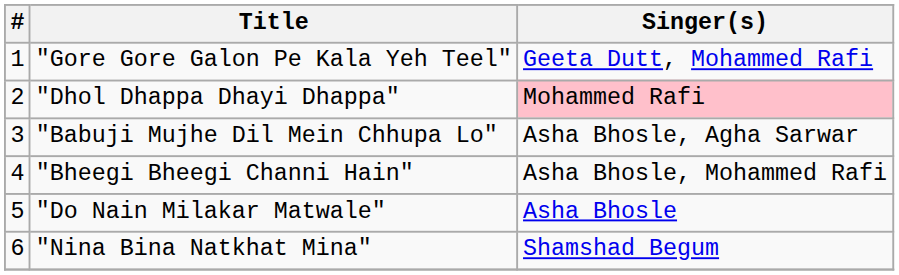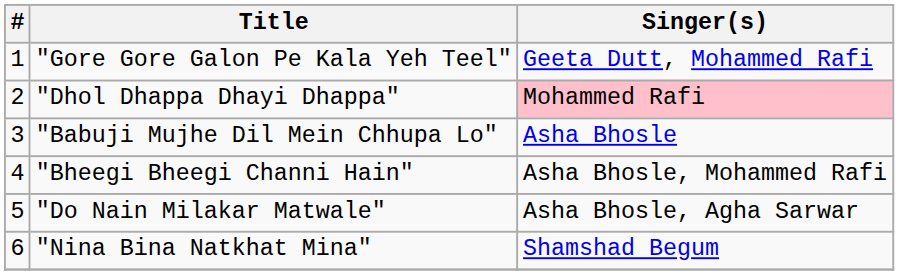(691, 137) Asha Bhosle, Agha Sarwar -> (600, 137) Asha Bhosle
(600, 213) Asha Bhosle -> (691, 213) Asha Bhosle, Agha Sarwar
